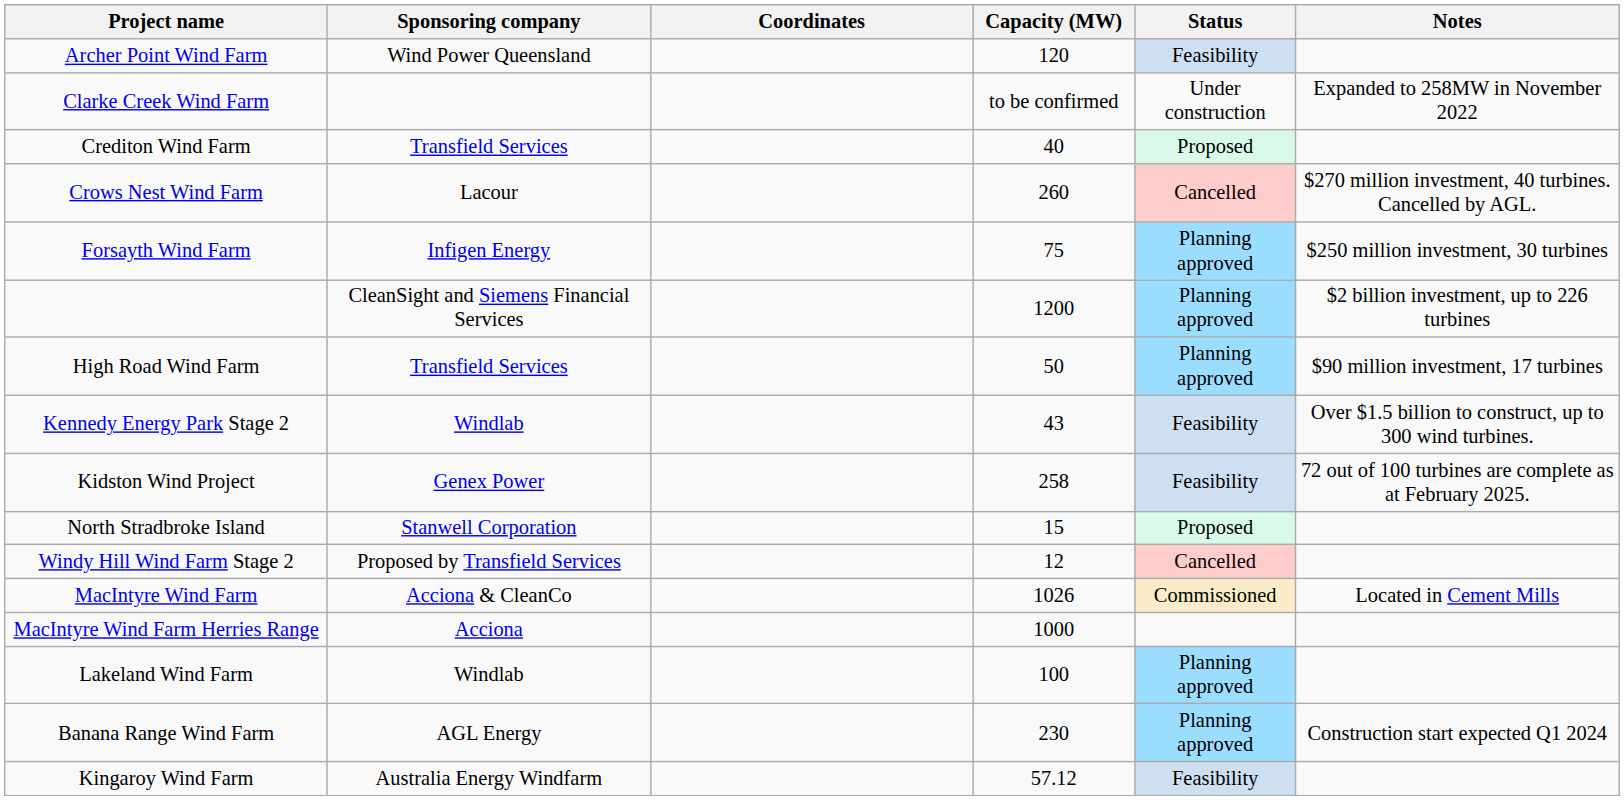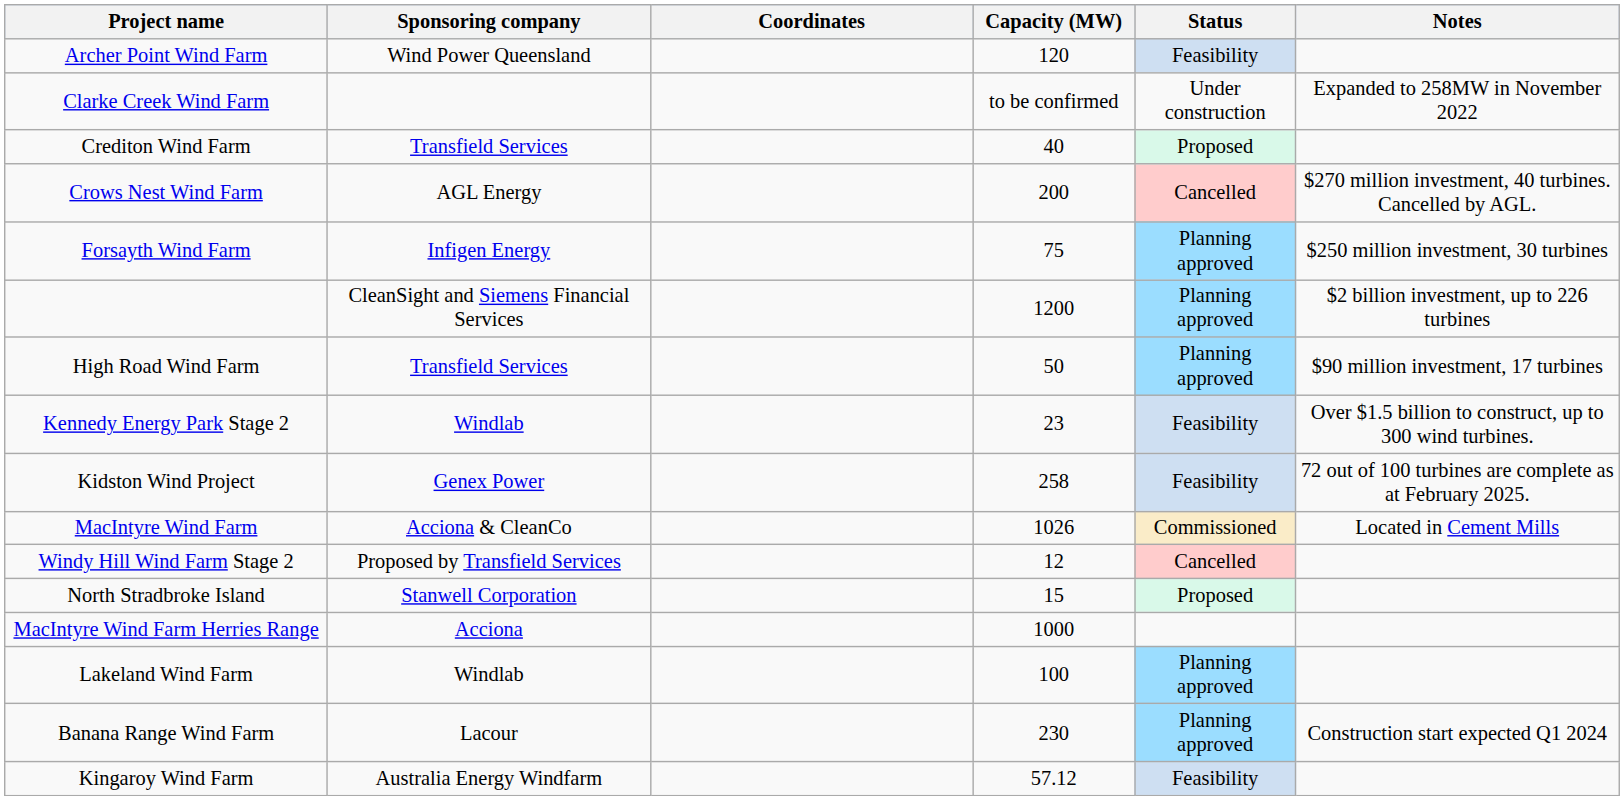(489, 192) Lacour -> (489, 192) AGL Energy
(1054, 192) 260 -> (1054, 192) 200
(1054, 424) 43 -> (1054, 424) 23
rows swapped: (166, 527) <-> (166, 595)
(489, 732) AGL Energy -> (489, 732) Lacour
